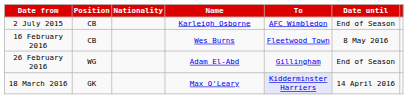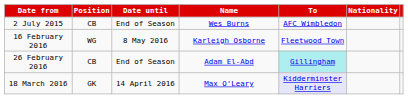columns swapped: (138, 10) <-> (366, 10)
(215, 23) Karleigh Osborne -> (229, 23) Wes Burns
(92, 40) CB -> (92, 40) WG
(215, 40) Wes Burns -> (229, 40) Karleigh Osborne
(92, 61) WG -> (92, 61) CB
(298, 61) no background -> (313, 61) paleturquoise background
